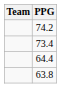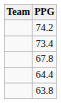+ row: (44, 59)
